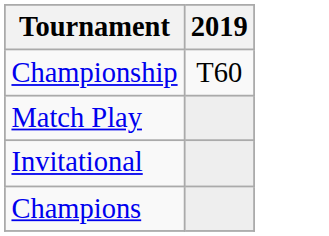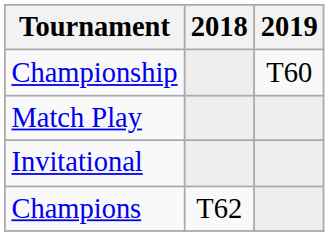+ column: (219, 27)
